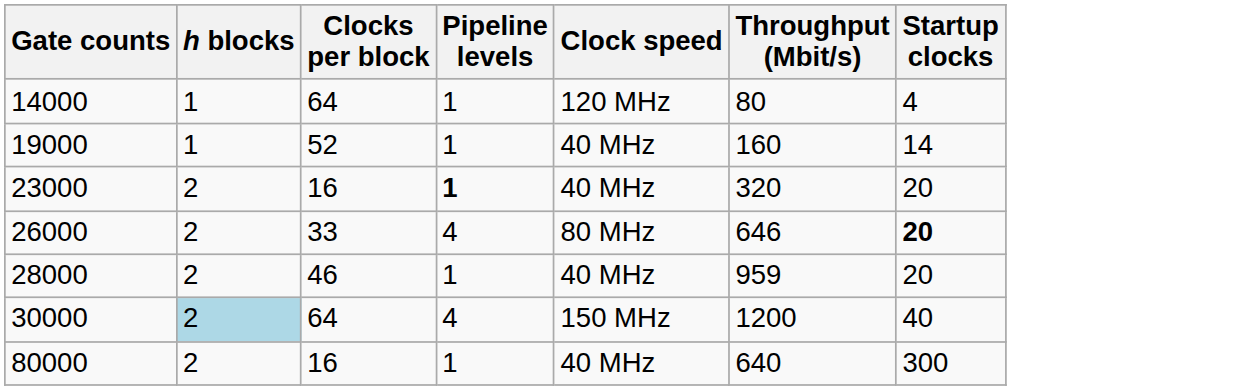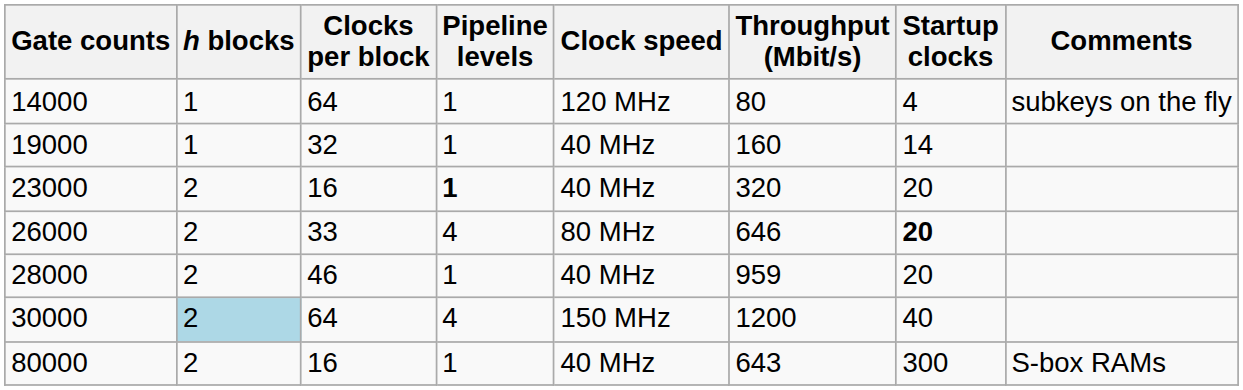+ column: (1122, 41)
(323, 144) 52 -> (323, 144) 32
(758, 362) 640 -> (758, 362) 643
